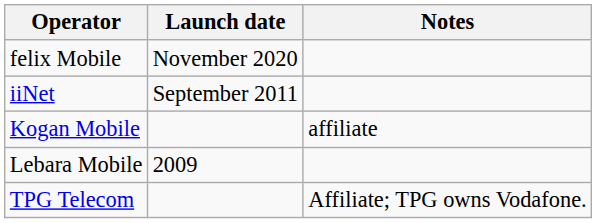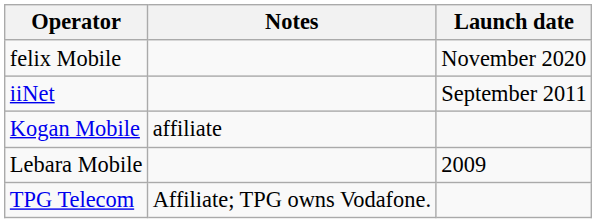columns swapped: (225, 22) <-> (448, 22)
